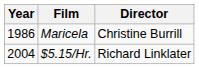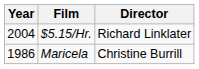rows swapped: (64, 34) <-> (66, 53)
